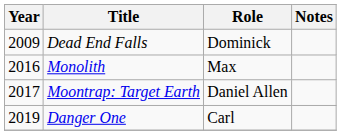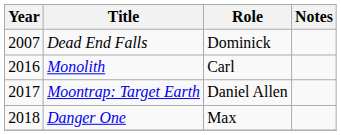(24, 42) 2009 -> (24, 42) 2007
(222, 67) Max -> (221, 67) Carl
(24, 117) 2019 -> (24, 117) 2018
(221, 117) Carl -> (222, 117) Max
